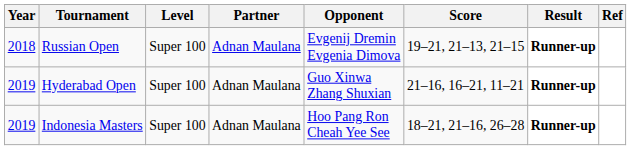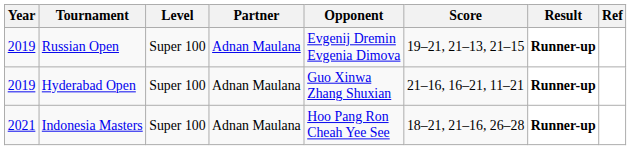(22, 47) 2018 -> (22, 47) 2019
(22, 125) 2019 -> (22, 125) 2021
